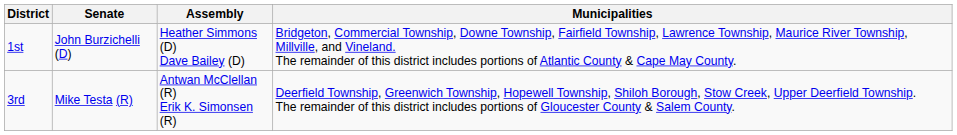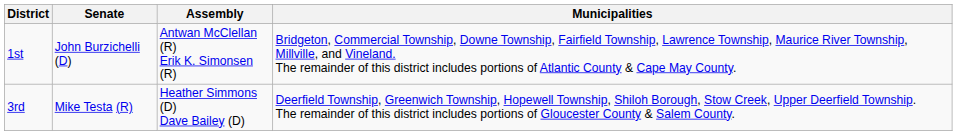(208, 47) Heather Simmons (D) Dave Bailey (D) -> (208, 53) Antwan McClellan (R) Erik K. Simonsen (R)
(208, 100) Antwan McClellan (R) Erik K. Simonsen (R) -> (208, 107) Heather Simmons (D) Dave Bailey (D)
